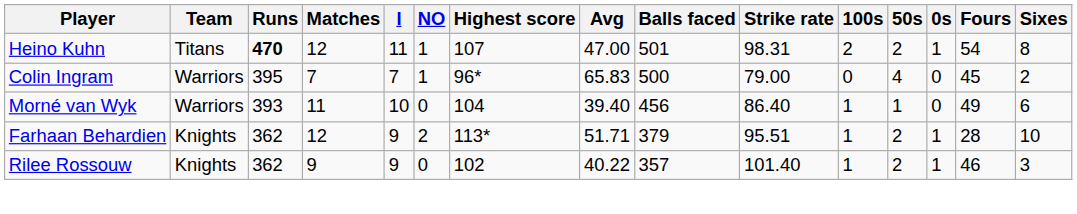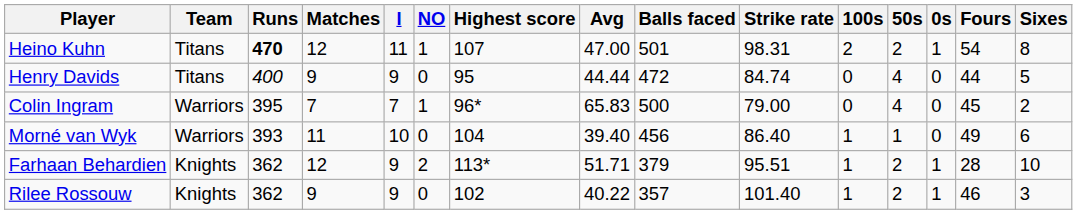+ row: (64, 77)
